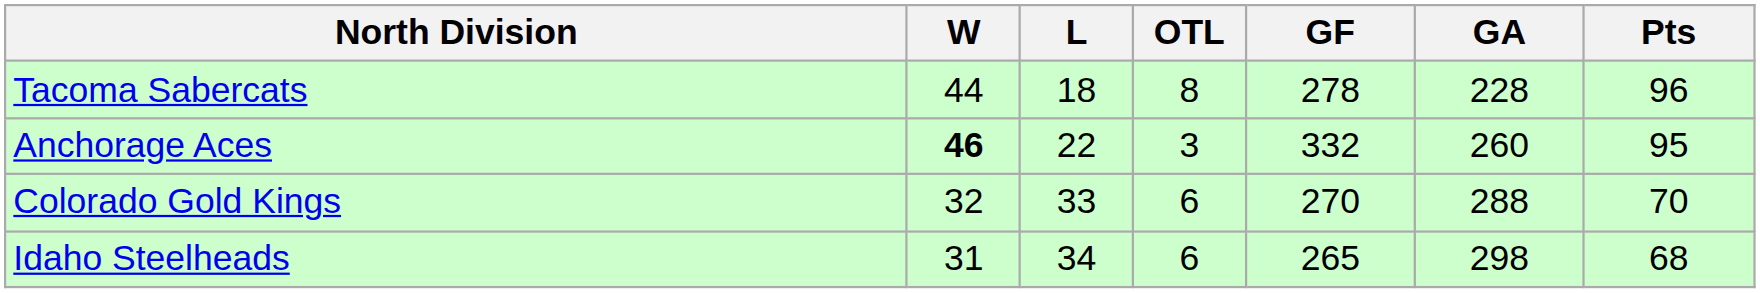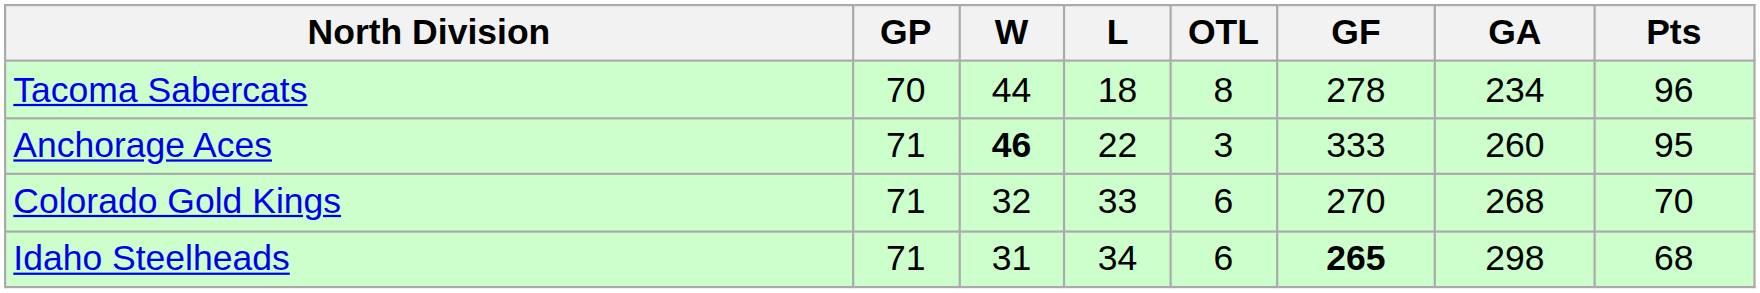+ column: (906, 32)
(1499, 88) 228 -> (1515, 88) 234
(1330, 145) 332 -> (1356, 145) 333
(1499, 201) 288 -> (1515, 201) 268
(1330, 257) normal -> (1356, 257) bold
